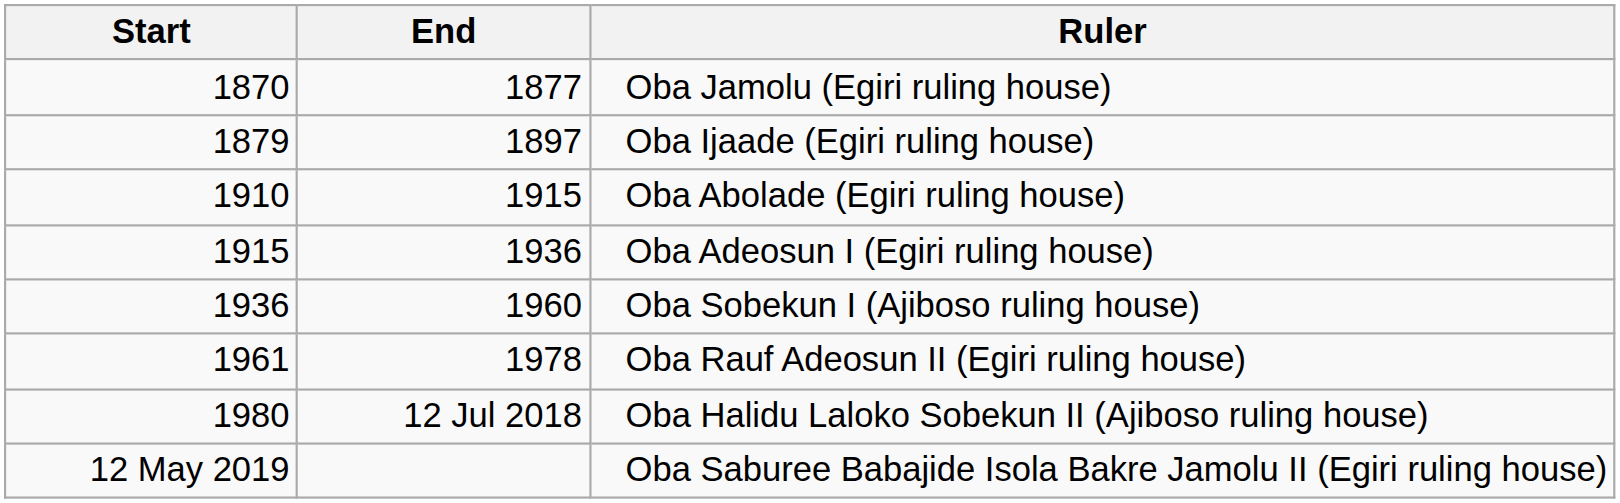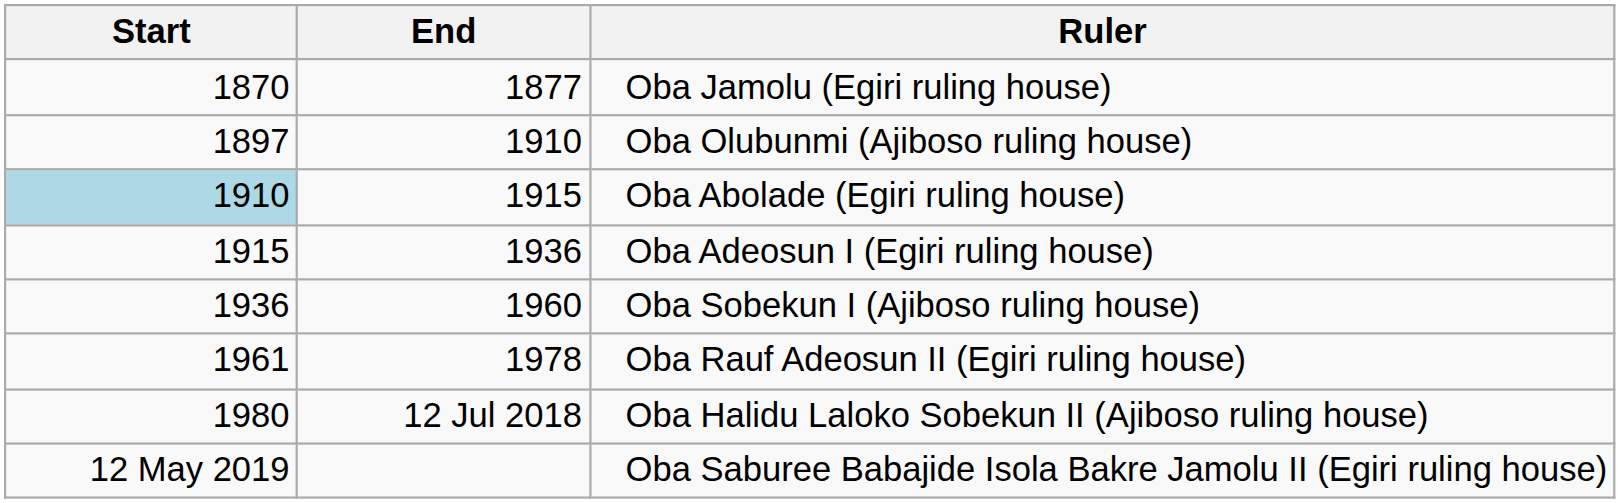- row: (860, 141)
+ row: (909, 141)
(251, 196) no background -> (251, 196) lightblue background
